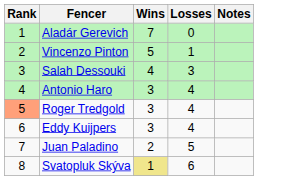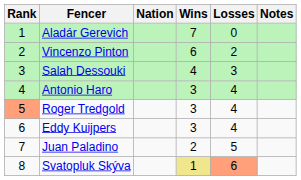+ column: (155, 14)
(151, 52) 5 -> (193, 52) 6
(191, 52) 1 -> (234, 52) 2
(191, 166) no background -> (234, 166) lightsalmon background
